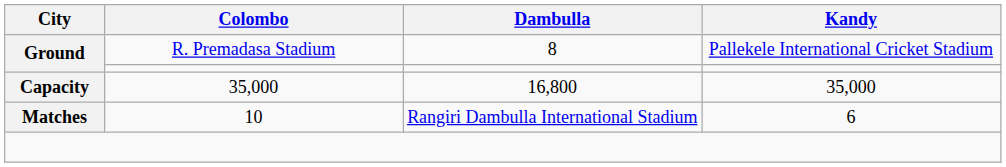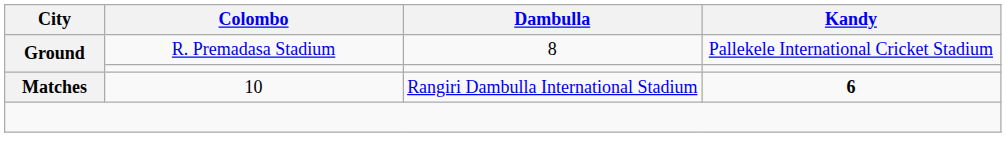- row: (54, 87)
(851, 117) normal -> (851, 87) bold
